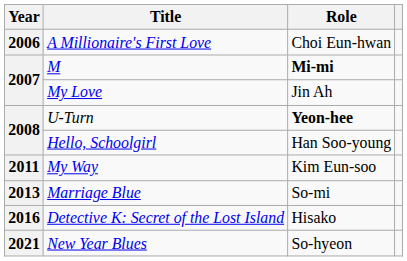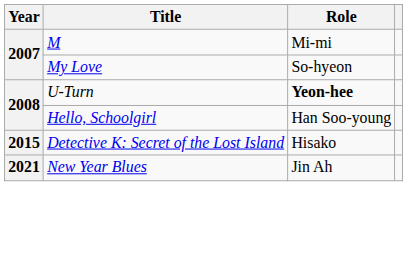- row: (129, 42)
(312, 67) bold -> (312, 42) normal
(312, 92) Jin Ah -> (322, 67) So-hyeon
- row: (73, 167)
- row: (94, 192)
(24, 218) 2016 -> (24, 142) 2015
(322, 243) So-hyeon -> (312, 167) Jin Ah
